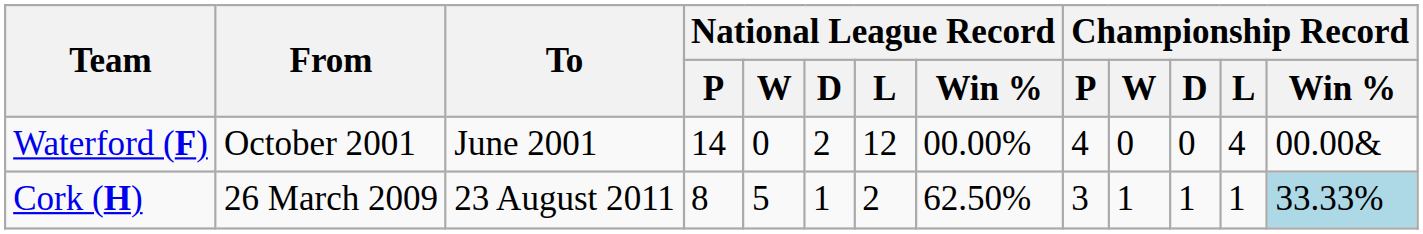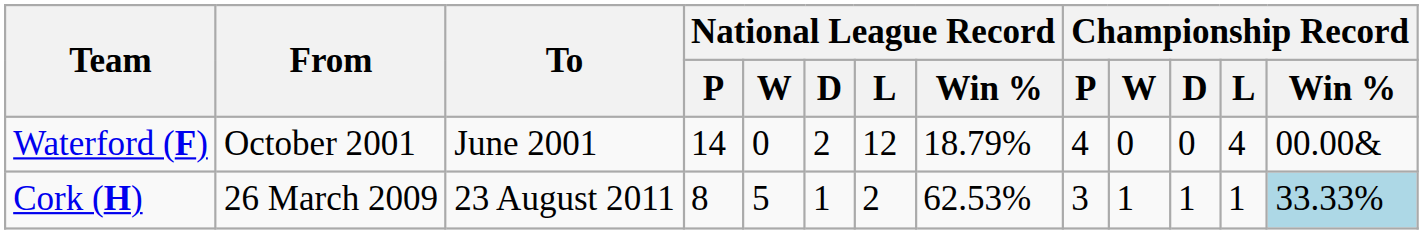(977, 143) 00.00% -> (977, 143) 18.79%
(977, 198) 62.50% -> (977, 198) 62.53%
